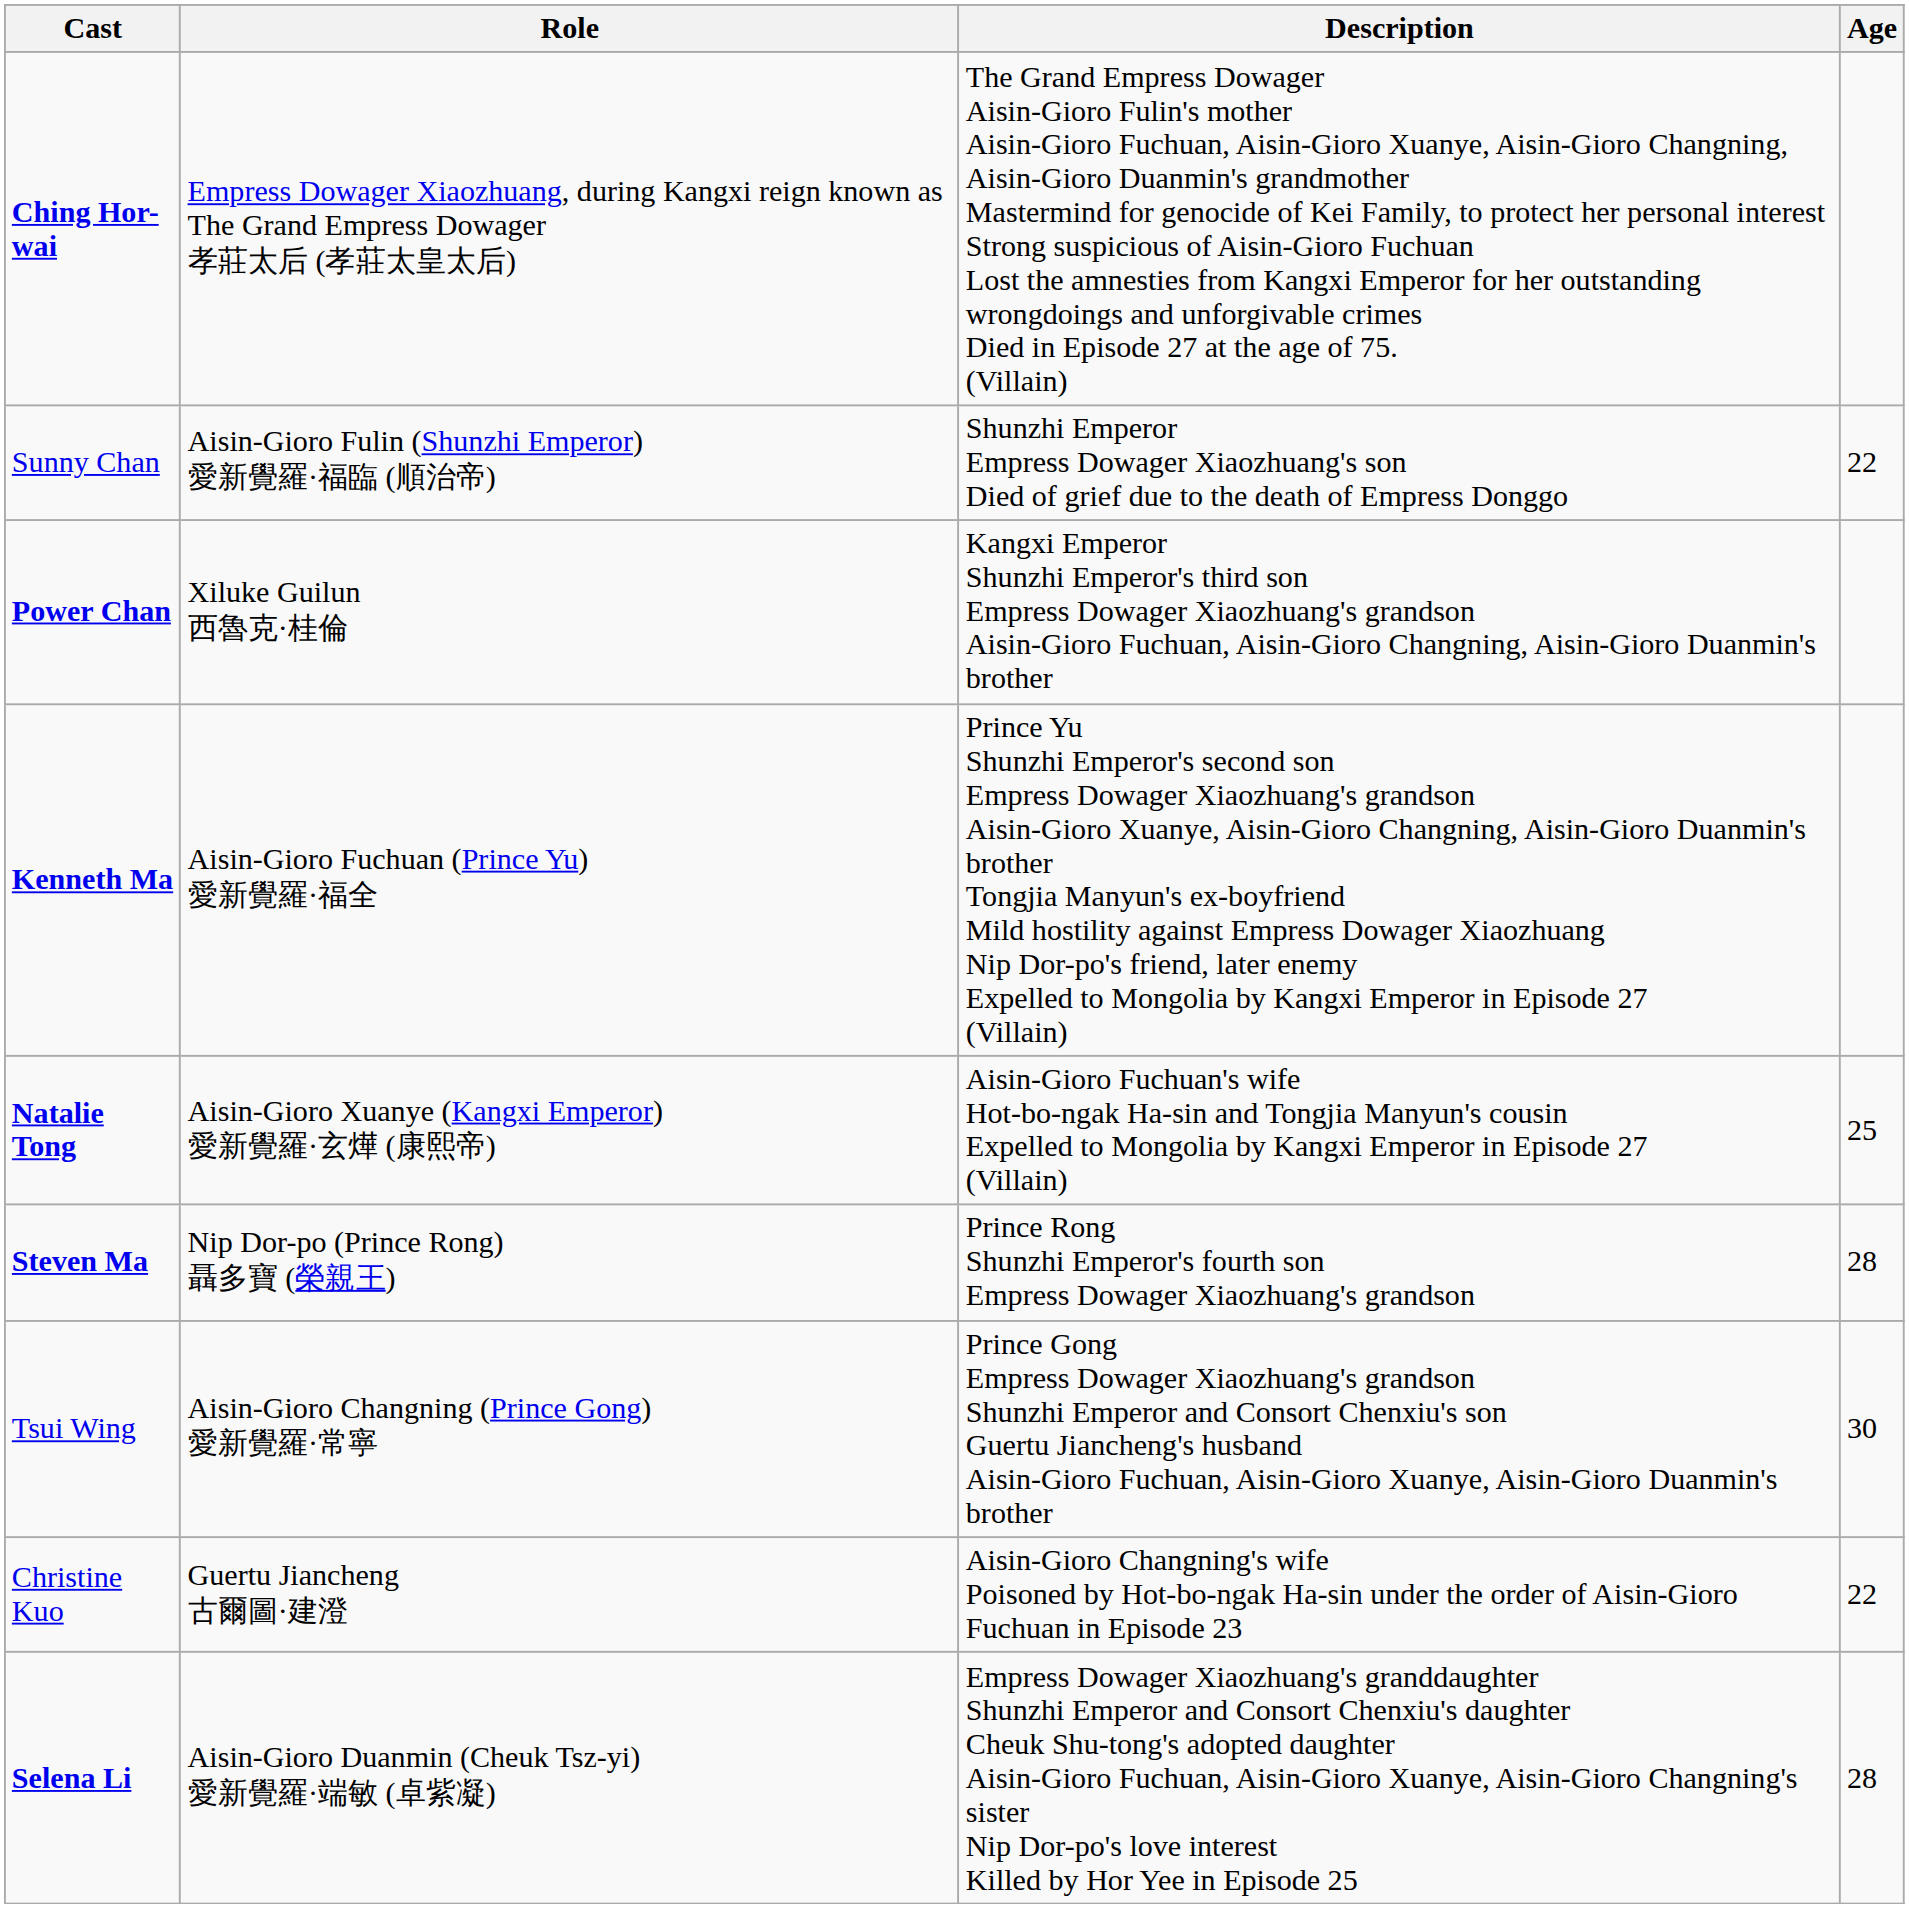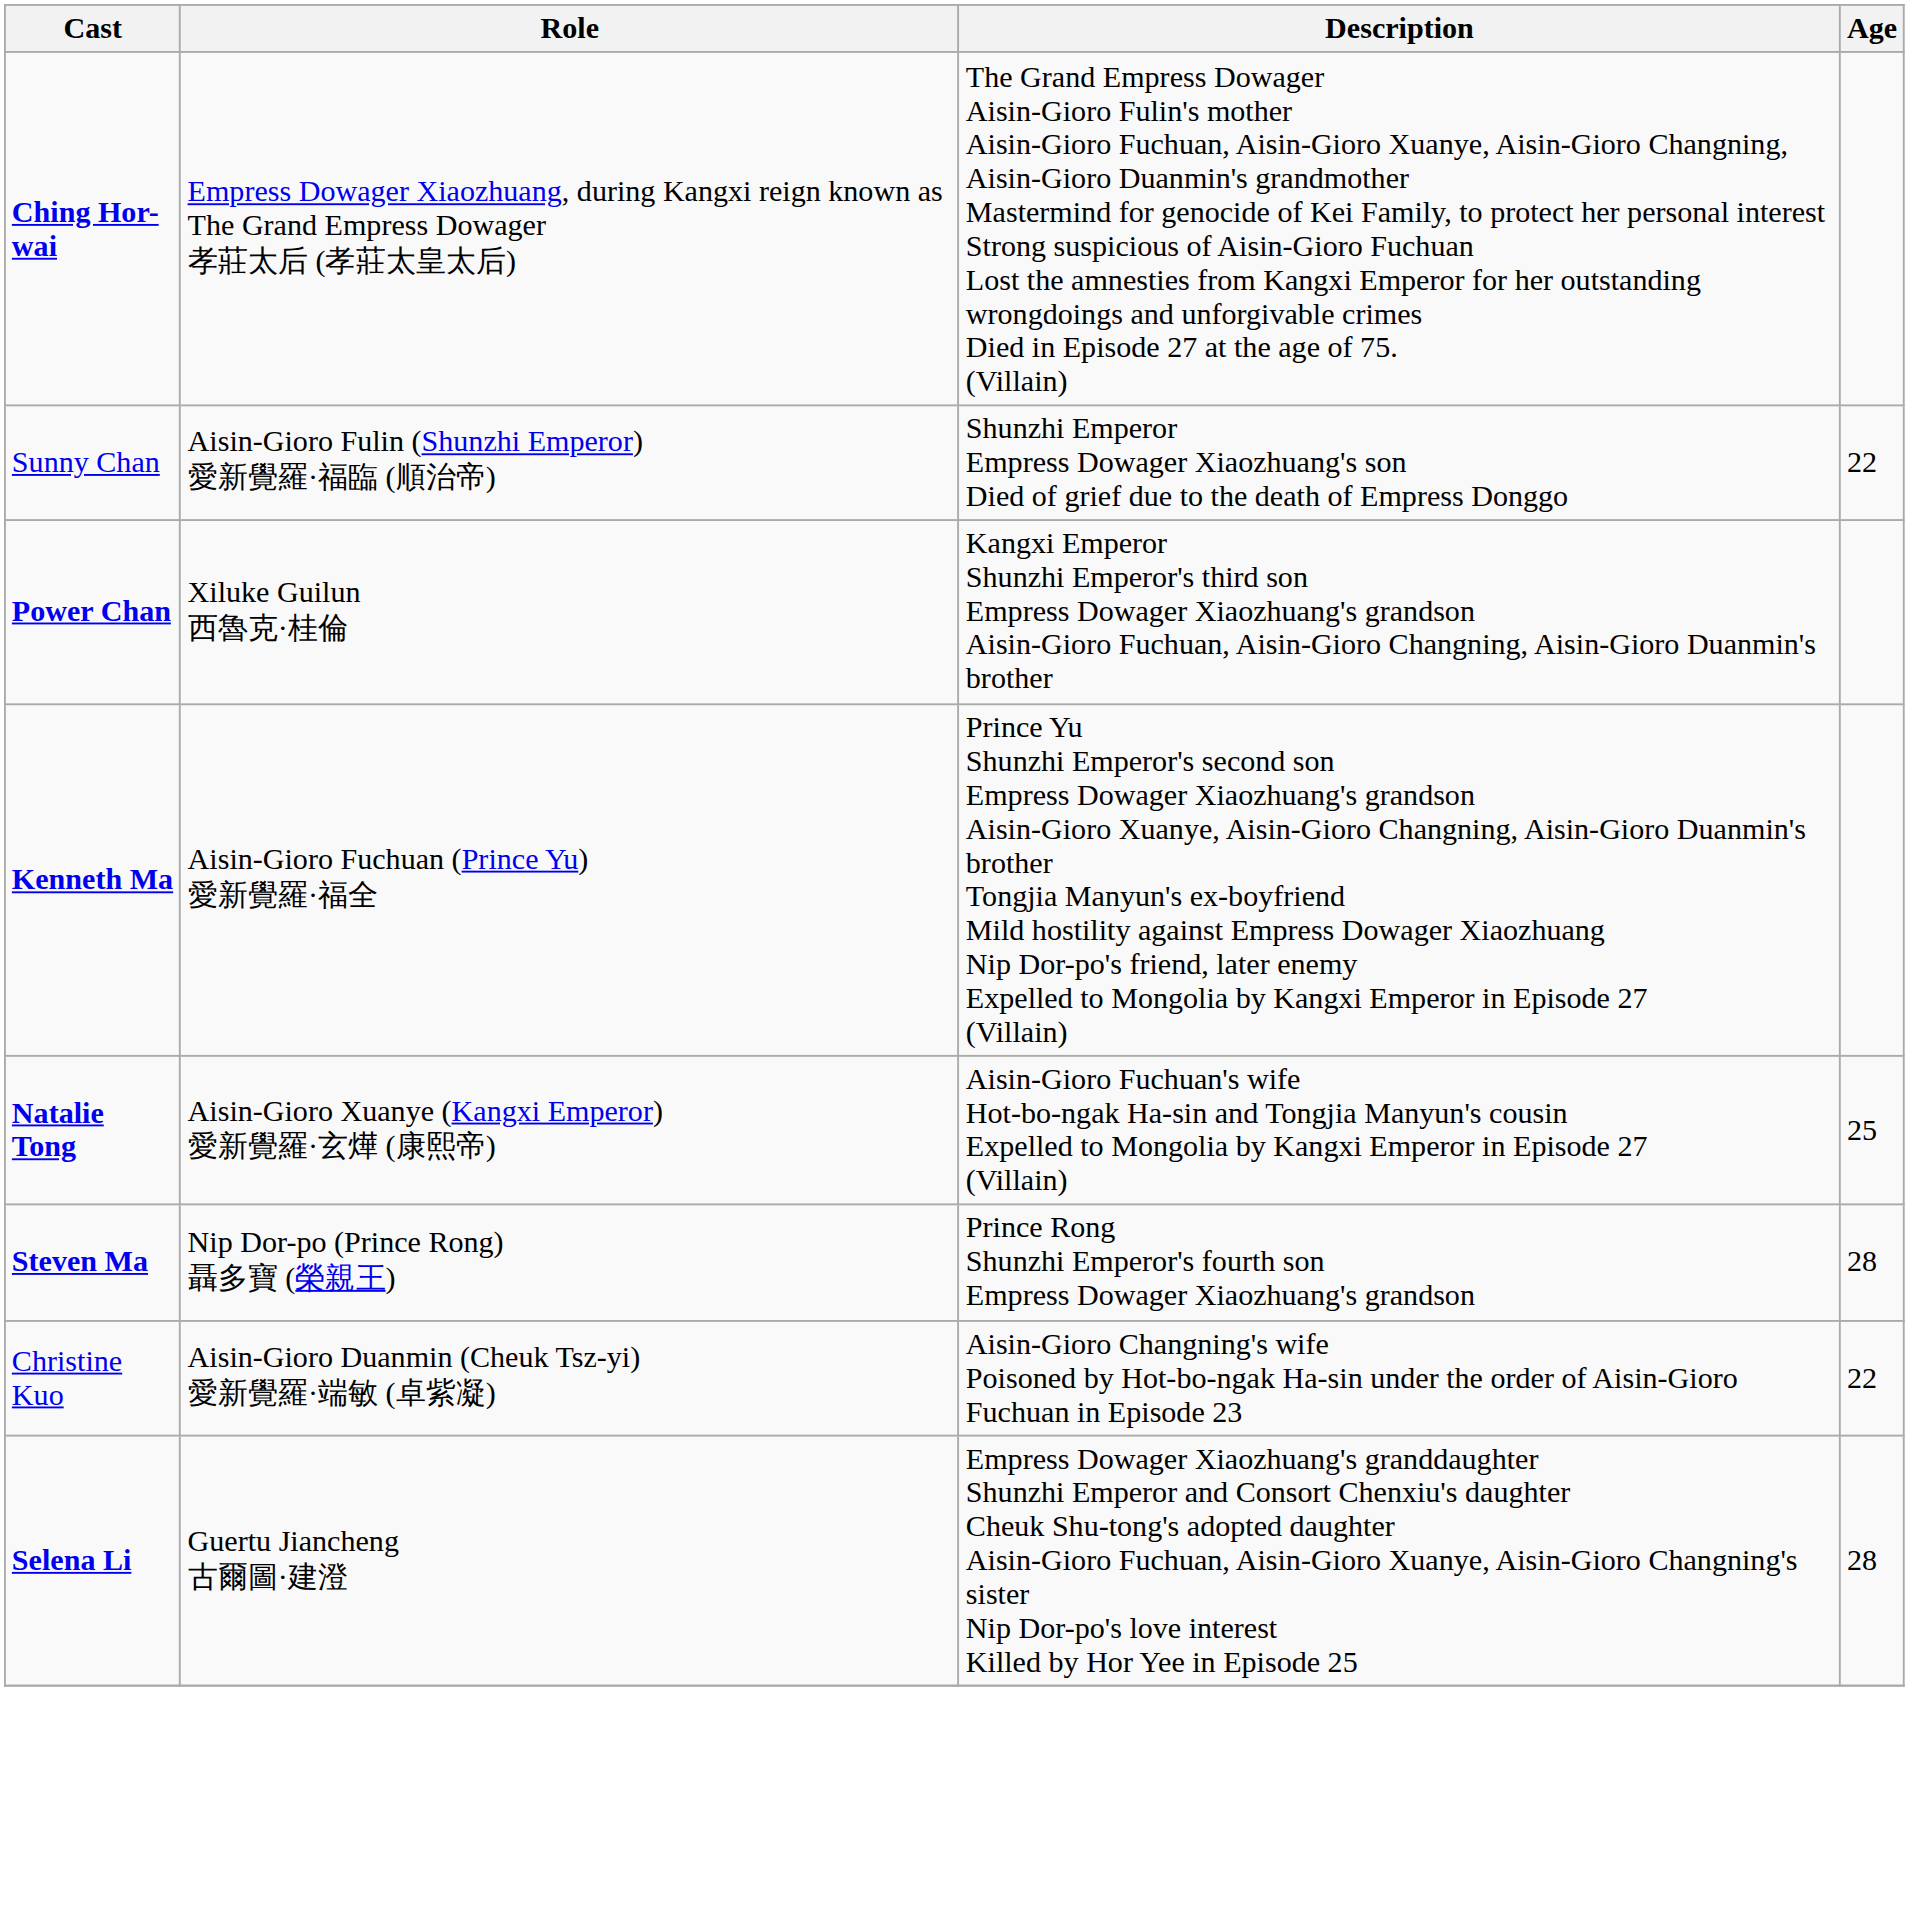- row: (74, 1428)
(293, 1592) Guertu Jiancheng 古爾圖·建澄 -> (414, 1375) Aisin-Gioro Duanmin (Cheuk Tsz-yi) 愛新覺羅·端敏 (卓紫凝)
(414, 1775) Aisin-Gioro Duanmin (Cheuk Tsz-yi) 愛新覺羅·端敏 (卓紫凝) -> (293, 1558) Guertu Jiancheng 古爾圖·建澄
